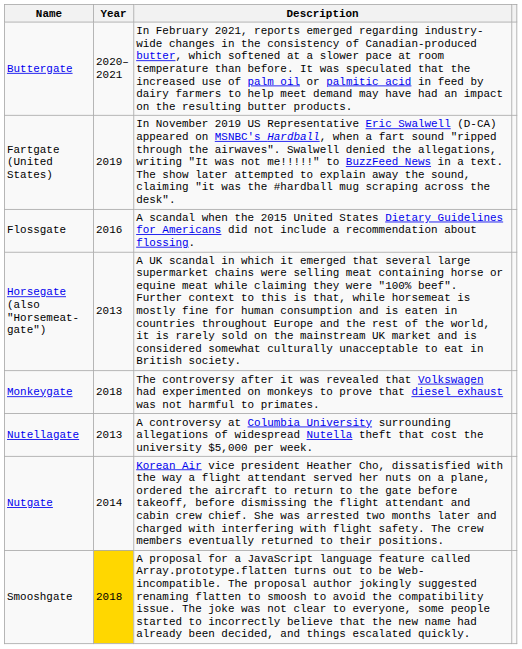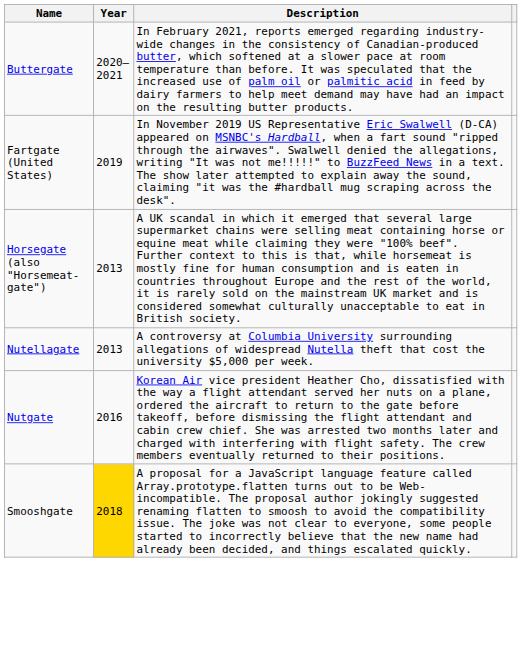- row: (37, 231)
- row: (40, 392)
(109, 503) 2014 -> (109, 417) 2016
